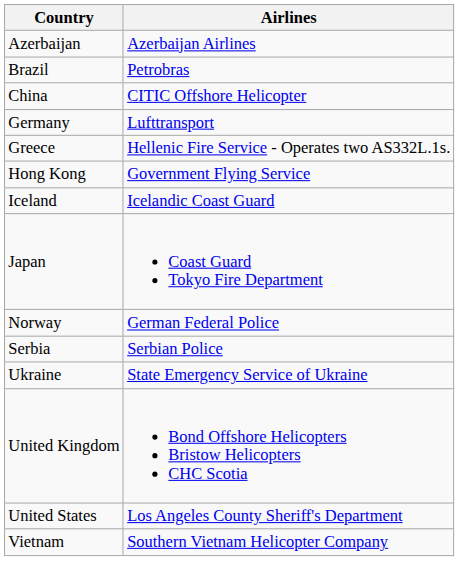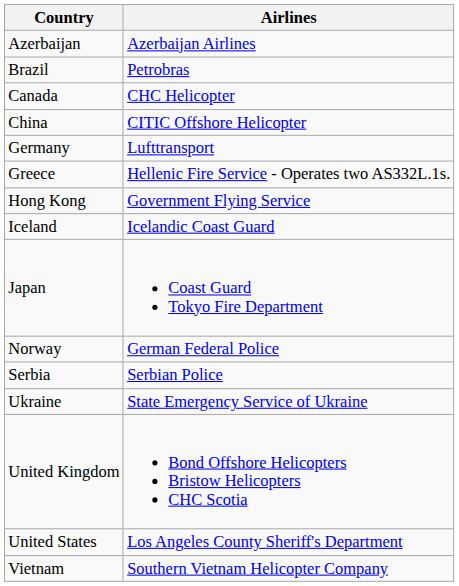+ row: (33, 95)
